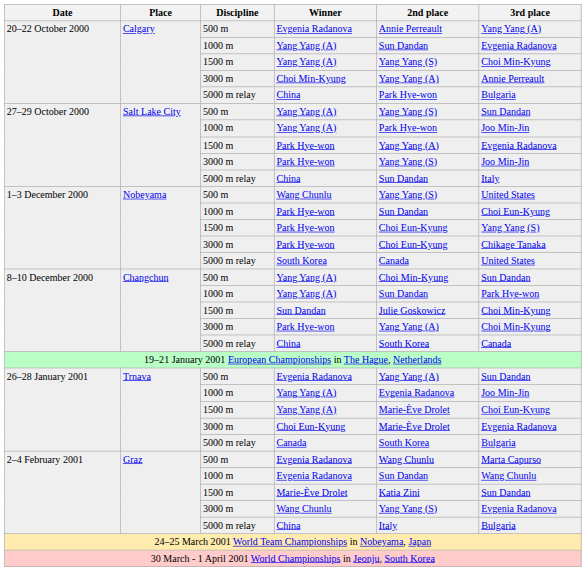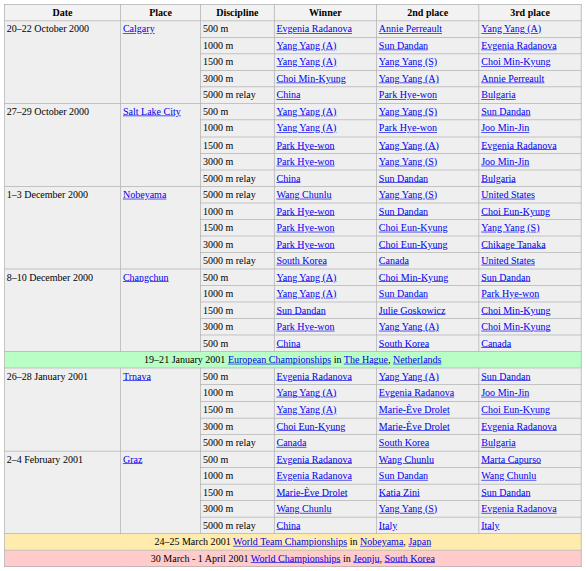(490, 178) Italy -> (498, 178) Bulgaria
(216, 194) 500 m -> (229, 194) 5000 m relay
(229, 343) 5000 m relay -> (216, 343) 500 m
(498, 525) Bulgaria -> (490, 525) Italy
